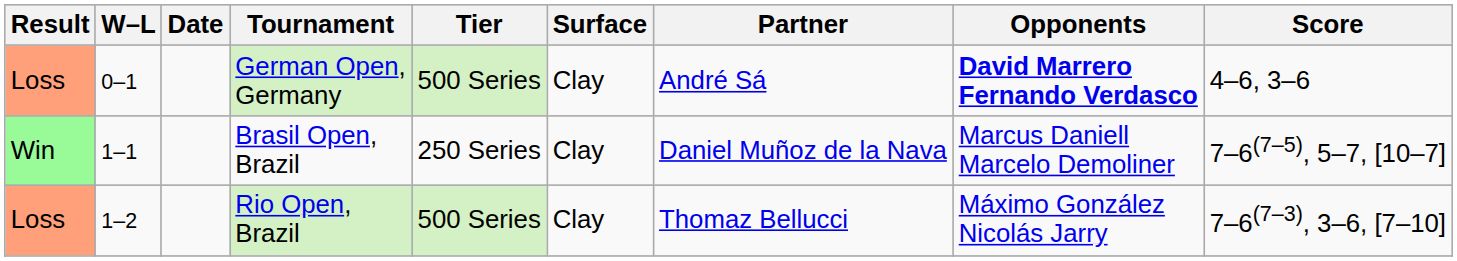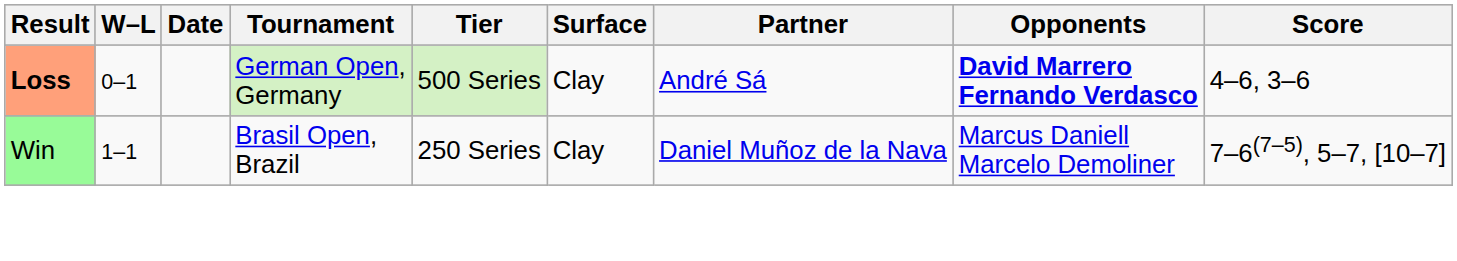(38, 80) normal -> (41, 80) bold
- row: (293, 219)
